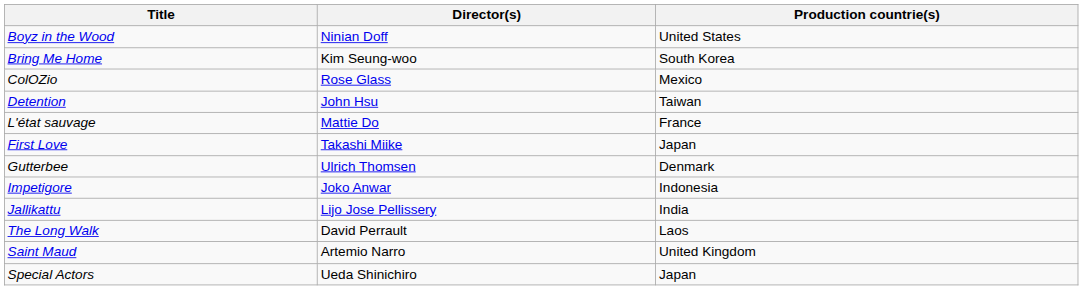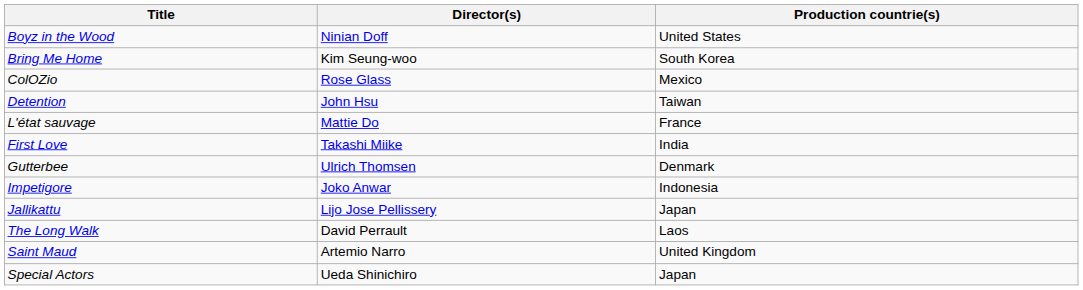(678, 144) Japan -> (674, 144) India
(674, 209) India -> (678, 209) Japan
